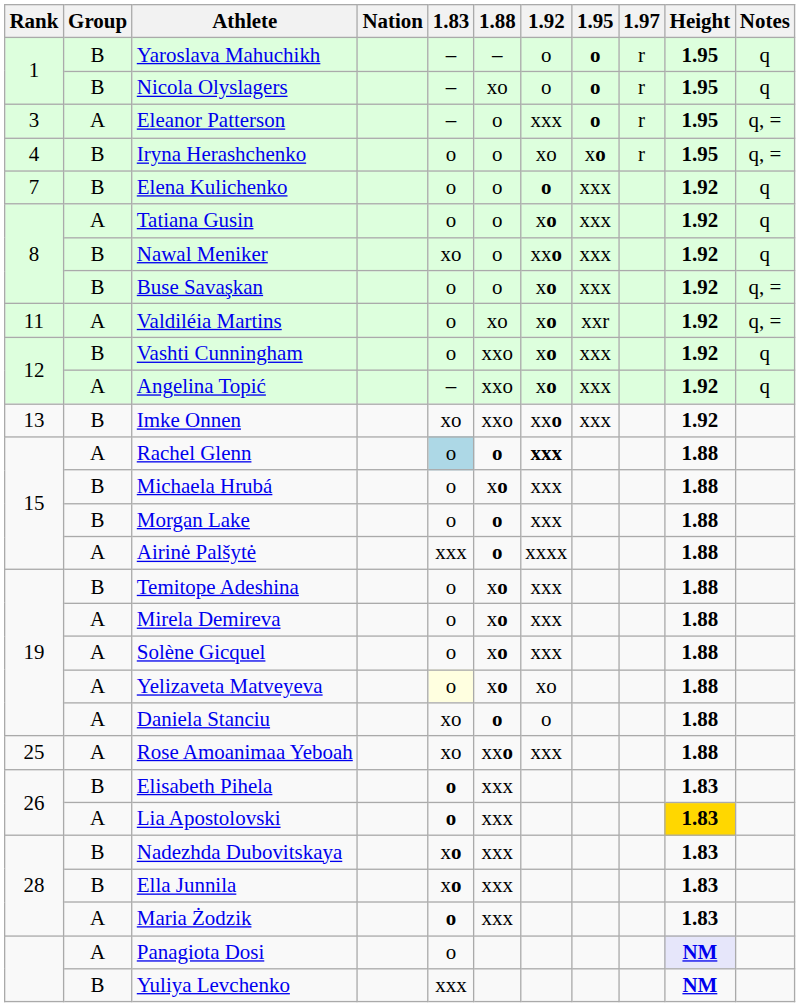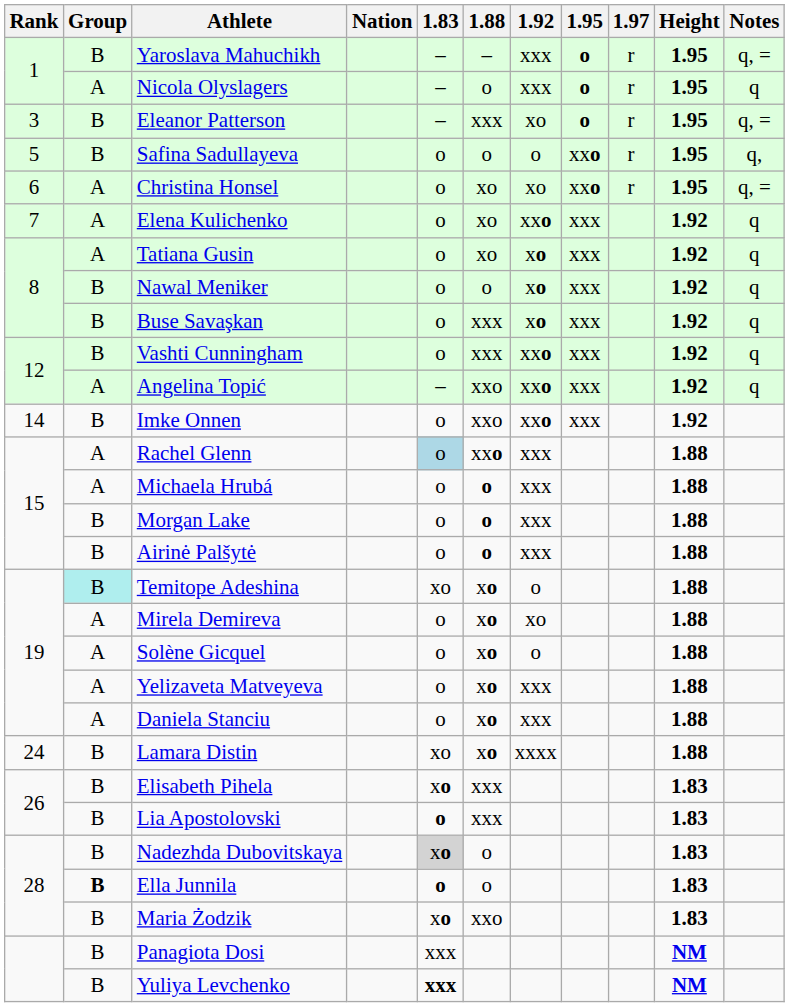(546, 54) o -> (536, 54) xxx
(765, 54) q -> (754, 54) q, =
(98, 87) B -> (98, 87) A
(497, 87) xo -> (487, 87) o
(546, 87) o -> (536, 87) xxx
(98, 120) A -> (98, 120) B
(497, 120) o -> (487, 120) xxx
(546, 120) xxx -> (536, 120) xo
- row: (221, 154)
+ row: (217, 154)
+ row: (208, 187)
(98, 187) B -> (98, 220) A
(497, 187) o -> (487, 220) xo
(546, 187) o -> (536, 220) xxo
(497, 220) o -> (487, 253) xo
(451, 253) xo -> (440, 287) o
(546, 253) xxo -> (536, 287) xo
(497, 287) o -> (487, 320) xxx
(765, 287) q, = -> (754, 320) q
- row: (209, 320)
(497, 353) xxo -> (487, 353) xxx
(546, 353) xo -> (536, 353) xxo
(546, 386) xo -> (536, 386) xxo
(34, 420) 13 -> (34, 420) 14
(451, 420) xo -> (440, 420) o
(497, 453) o -> (487, 453) xxo
(546, 453) bold -> (536, 453) normal
(98, 486) B -> (98, 486) A
(497, 486) xo -> (487, 486) o
(98, 552) A -> (98, 552) B
(451, 552) xxx -> (440, 552) o
(546, 552) xxxx -> (536, 552) xxx
(98, 586) no background -> (98, 586) paleturquoise background
(451, 586) o -> (440, 586) xo
(546, 586) xxx -> (536, 586) o
(546, 619) xxx -> (536, 619) xo
(546, 652) xxx -> (536, 652) o
(451, 685) lightyellow background -> (440, 685) no background
(546, 685) xo -> (536, 685) xxx
(451, 719) xo -> (440, 719) o
(497, 719) o -> (487, 719) xo
(546, 719) o -> (536, 719) xxx
+ row: (197, 752)
- row: (245, 752)
(451, 785) o -> (440, 785) xo
(98, 818) A -> (98, 818) B
(700, 818) gold background -> (689, 818) no background
(451, 852) no background -> (440, 852) lightgrey background
(497, 852) xxx -> (487, 852) o
(98, 885) normal -> (98, 885) bold
(451, 885) xo -> (440, 885) o
(497, 885) xxx -> (487, 885) o
(98, 918) A -> (98, 918) B
(451, 918) o -> (440, 918) xo
(497, 918) xxx -> (487, 918) xxo
(98, 951) A -> (98, 951) B
(451, 951) o -> (440, 951) xxx
(700, 951) lavender background -> (689, 951) no background
(451, 985) normal -> (440, 985) bold
